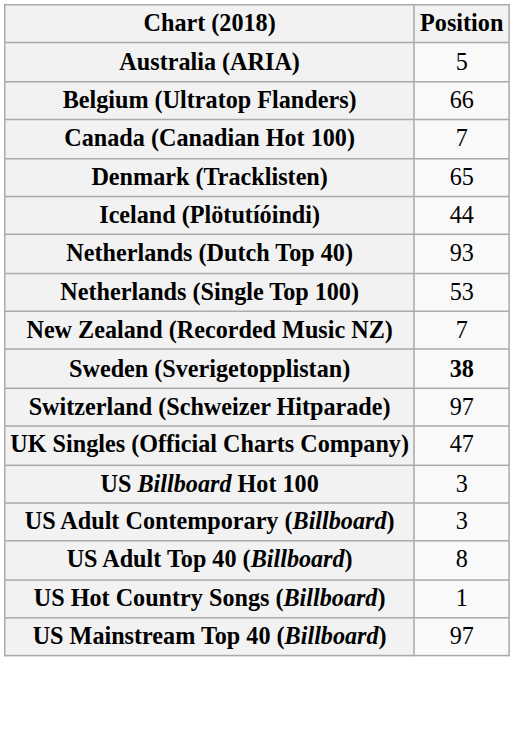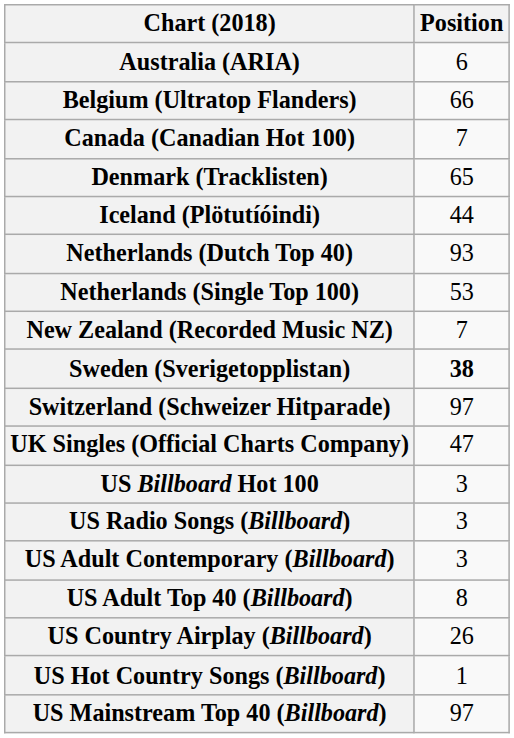(462, 61) 5 -> (462, 61) 6
+ row: (210, 521)
+ row: (210, 636)
